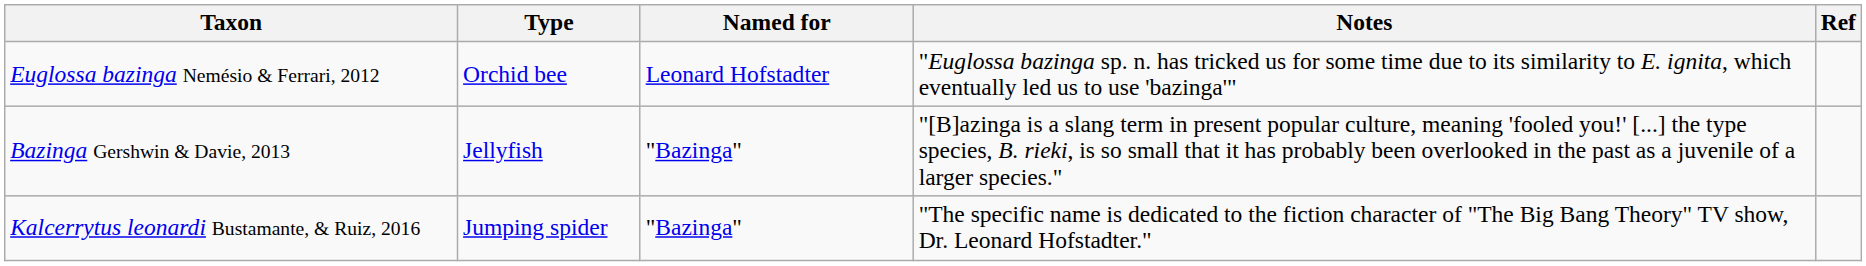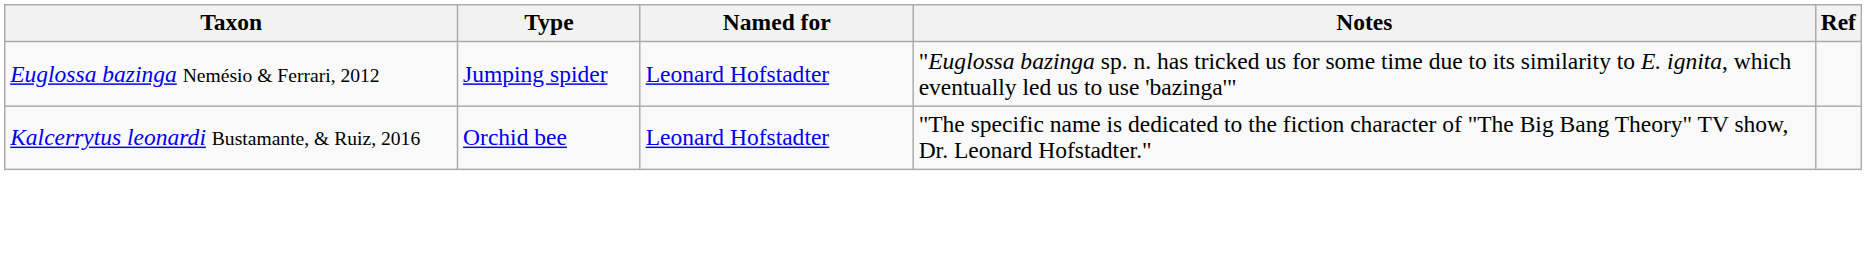(515, 73) Orchid bee -> (535, 73) Jumping spider
- row: (150, 150)
(535, 227) Jumping spider -> (515, 137) Orchid bee
(694, 227) "Bazinga" -> (737, 137) Leonard Hofstadter
